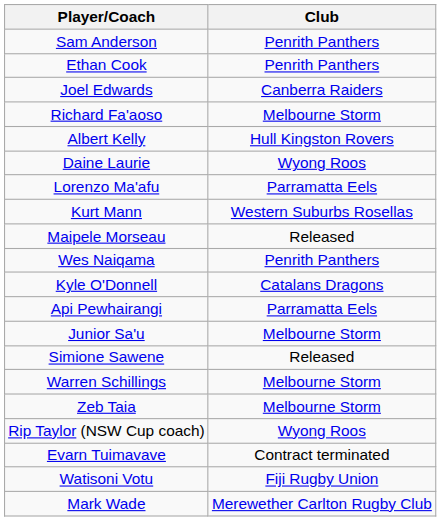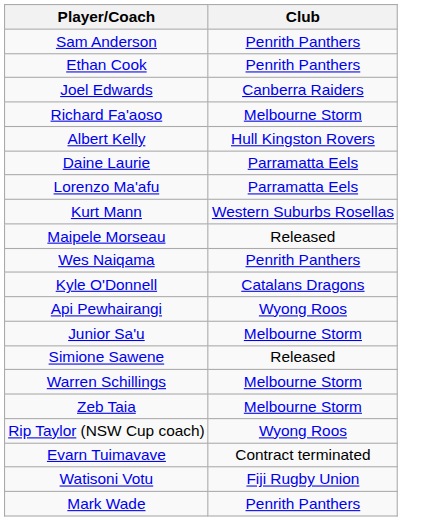(322, 163) Wyong Roos -> (303, 163) Parramatta Eels
(322, 309) Parramatta Eels -> (303, 309) Wyong Roos
(322, 504) Merewether Carlton Rugby Club -> (303, 504) Penrith Panthers
